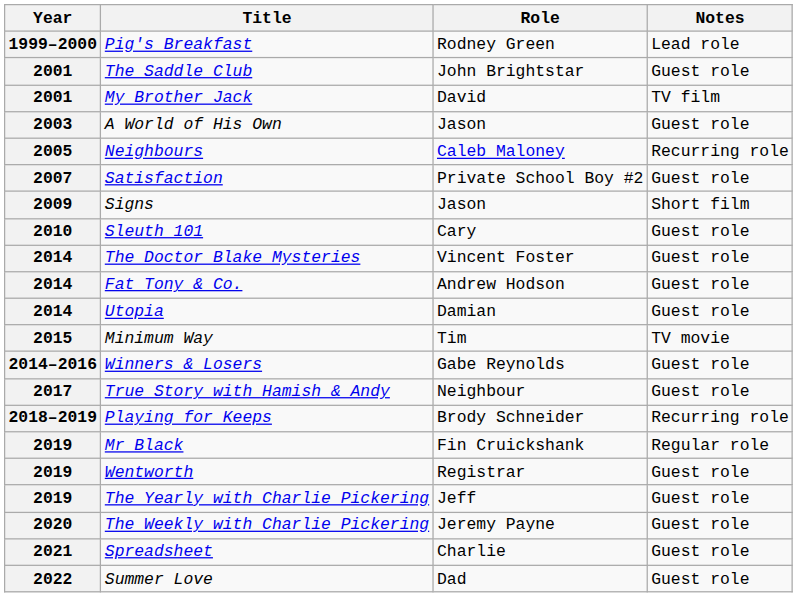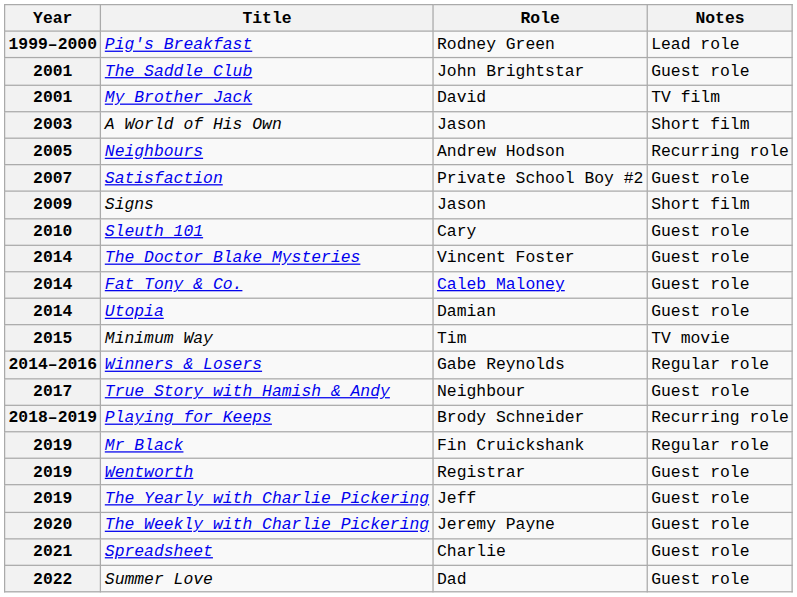(700, 125) Guest role -> (700, 125) Short film
(501, 151) Caleb Maloney -> (501, 151) Andrew Hodson
(501, 285) Andrew Hodson -> (501, 285) Caleb Maloney
(700, 365) Guest role -> (710, 365) Regular role
